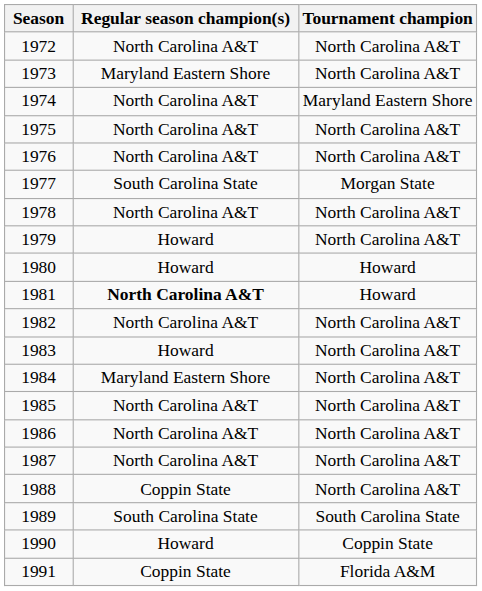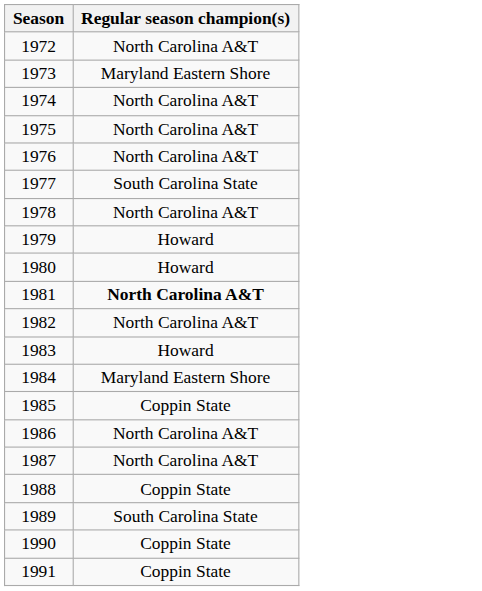- column: (388, 18)
(186, 405) North Carolina A&T -> (186, 405) Coppin State
(186, 543) Howard -> (186, 543) Coppin State
